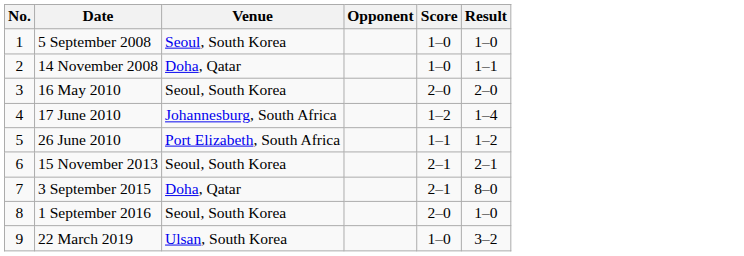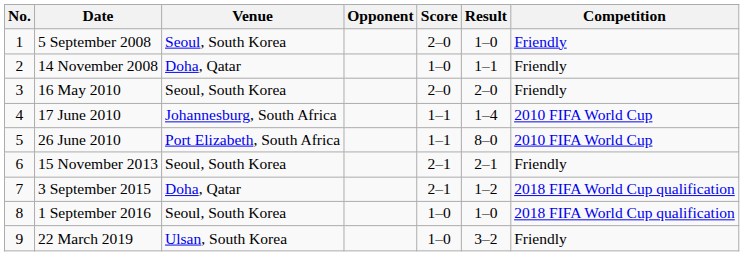+ column: (624, 16)
(439, 41) 1–0 -> (439, 41) 2–0
(439, 115) 1–2 -> (439, 115) 1–1
(486, 139) 1–2 -> (486, 139) 8–0
(486, 189) 8–0 -> (486, 189) 1–2
(439, 213) 2–0 -> (439, 213) 1–0
